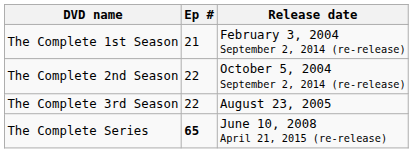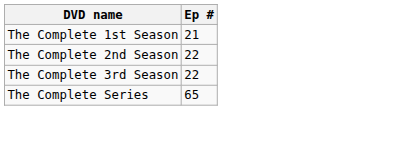- column: (313, 15)
(192, 131) bold -> (192, 95) normal
